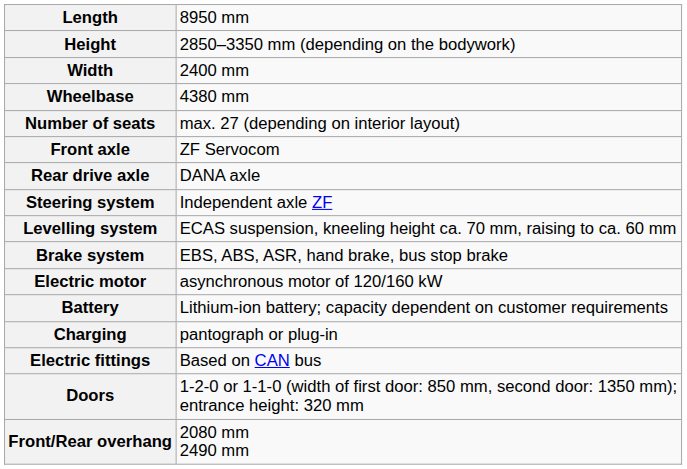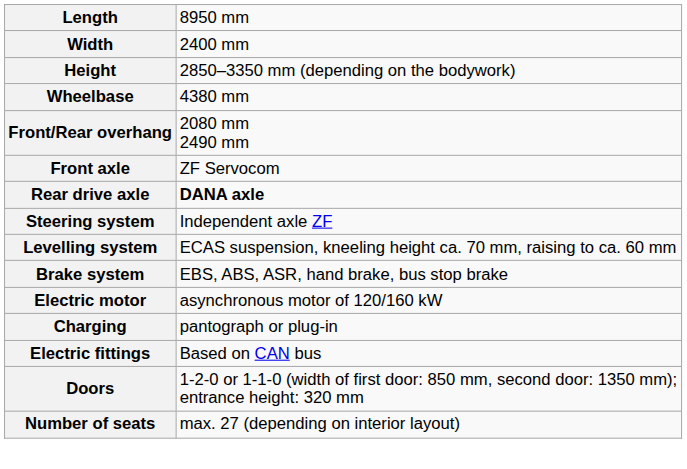rows swapped: (90, 70) <-> (90, 44)
rows swapped: (90, 441) <-> (90, 123)
(220, 176) normal -> (222, 194) bold
- row: (90, 307)
